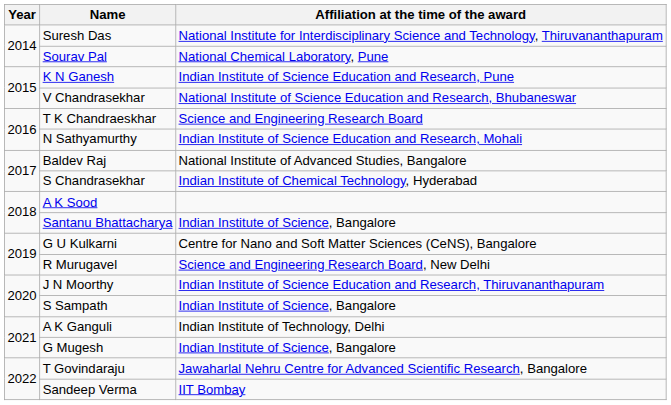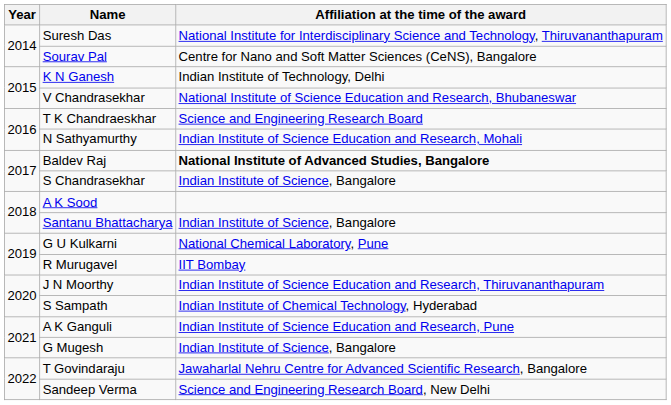(283, 56) National Chemical Laboratory, Pune -> (358, 56) Centre for Nano and Soft Matter Sciences (CeNS), Bangalore
(346, 77) Indian Institute of Science Education and Research, Pune -> (282, 77) Indian Institute of Technology, Delhi
(323, 160) normal -> (334, 160) bold
(328, 181) Indian Institute of Chemical Technology, Hyderabad -> (287, 181) Indian Institute of Science, Bangalore
(358, 243) Centre for Nano and Soft Matter Sciences (CeNS), Bangalore -> (283, 243) National Chemical Laboratory, Pune
(334, 264) Science and Engineering Research Board, New Delhi -> (212, 264) IIT Bombay
(287, 306) Indian Institute of Science, Bangalore -> (328, 306) Indian Institute of Chemical Technology, Hyderabad
(282, 327) Indian Institute of Technology, Delhi -> (346, 327) Indian Institute of Science Education and Research, Pune
(212, 389) IIT Bombay -> (334, 389) Science and Engineering Research Board, New Delhi
